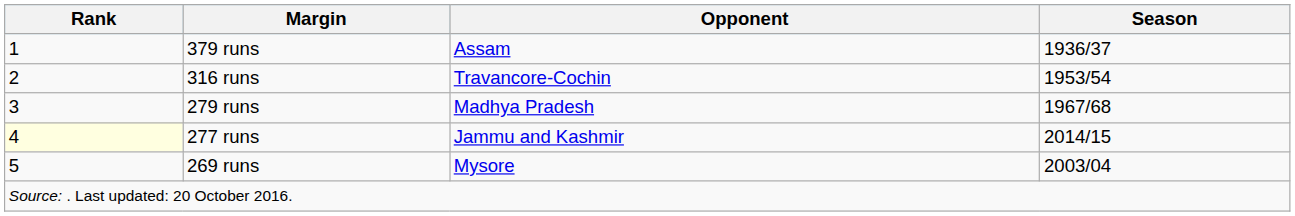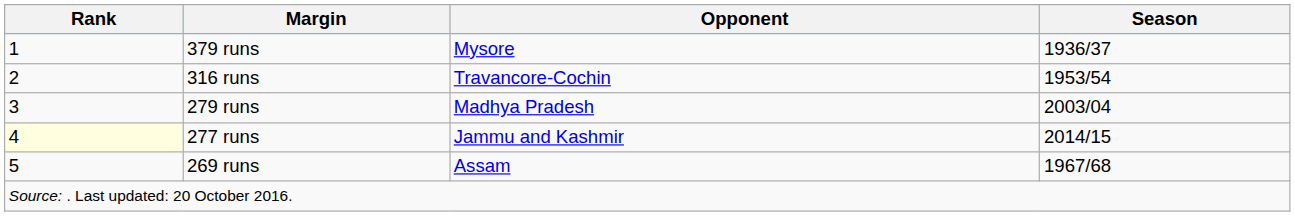(482, 48) Assam -> (484, 48) Mysore
(1078, 107) 1967/68 -> (1078, 107) 2003/04
(484, 166) Mysore -> (482, 166) Assam
(1078, 166) 2003/04 -> (1078, 166) 1967/68
